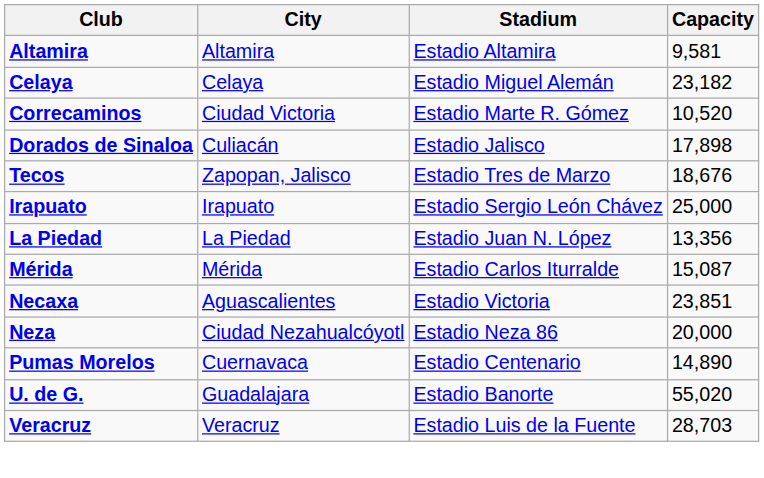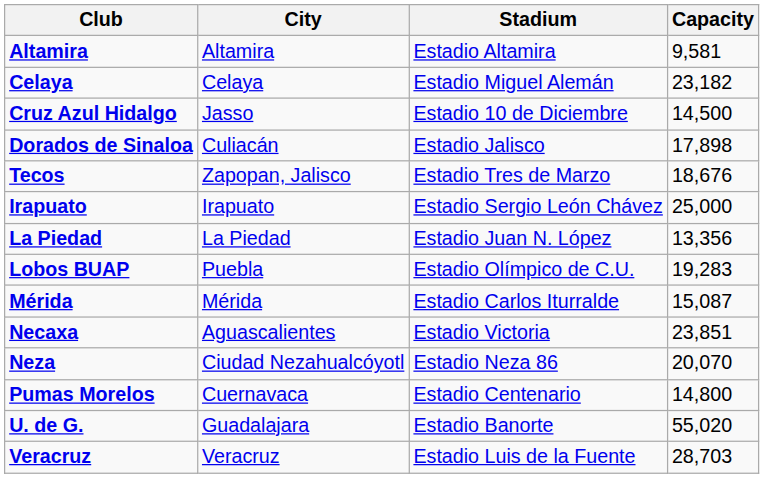- row: (75, 113)
+ row: (93, 113)
+ row: (69, 269)
(702, 332) 20,000 -> (702, 363) 20,070
(702, 363) 14,890 -> (702, 394) 14,800
